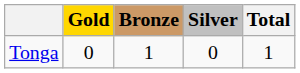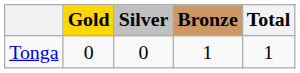columns swapped: (213, 20) <-> (149, 20)
